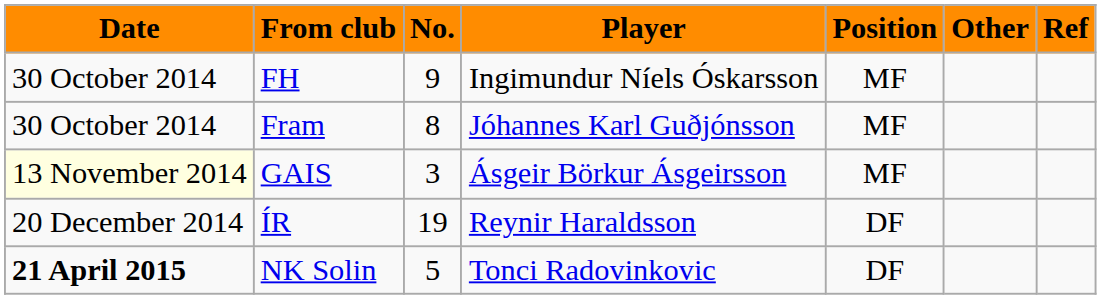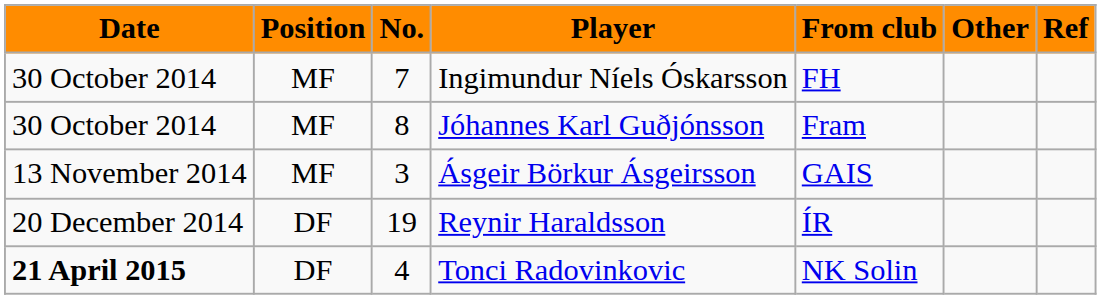columns swapped: (885, 28) <-> (328, 28)
(432, 76) 9 -> (402, 76) 7
(129, 173) lightyellow background -> (129, 173) no background
(432, 269) 5 -> (402, 269) 4
